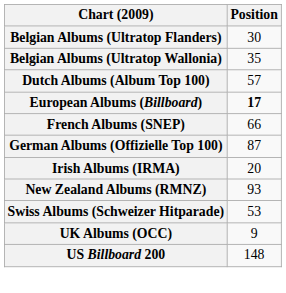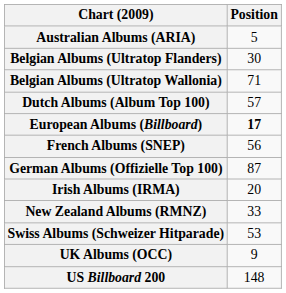+ row: (116, 37)
(254, 59) 35 -> (254, 80) 71
(254, 124) 66 -> (254, 146) 56
(254, 189) 93 -> (254, 211) 33
